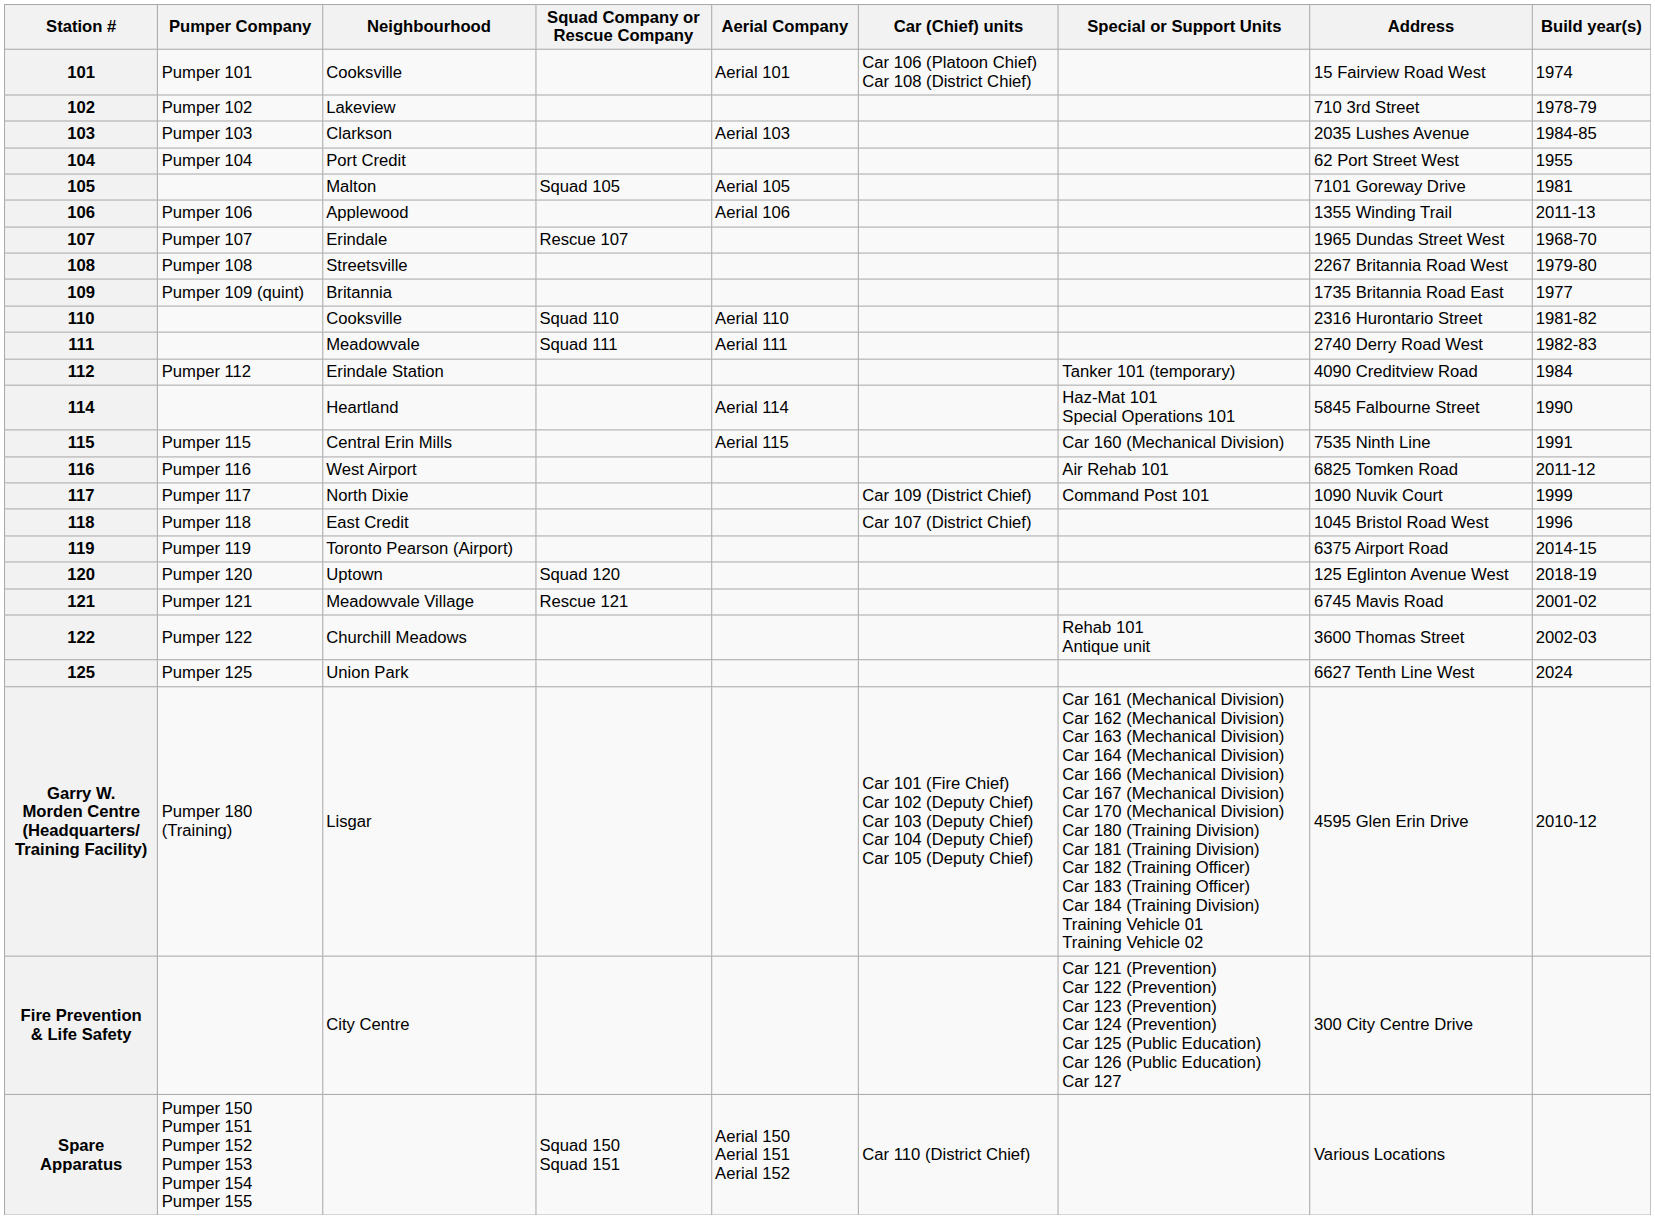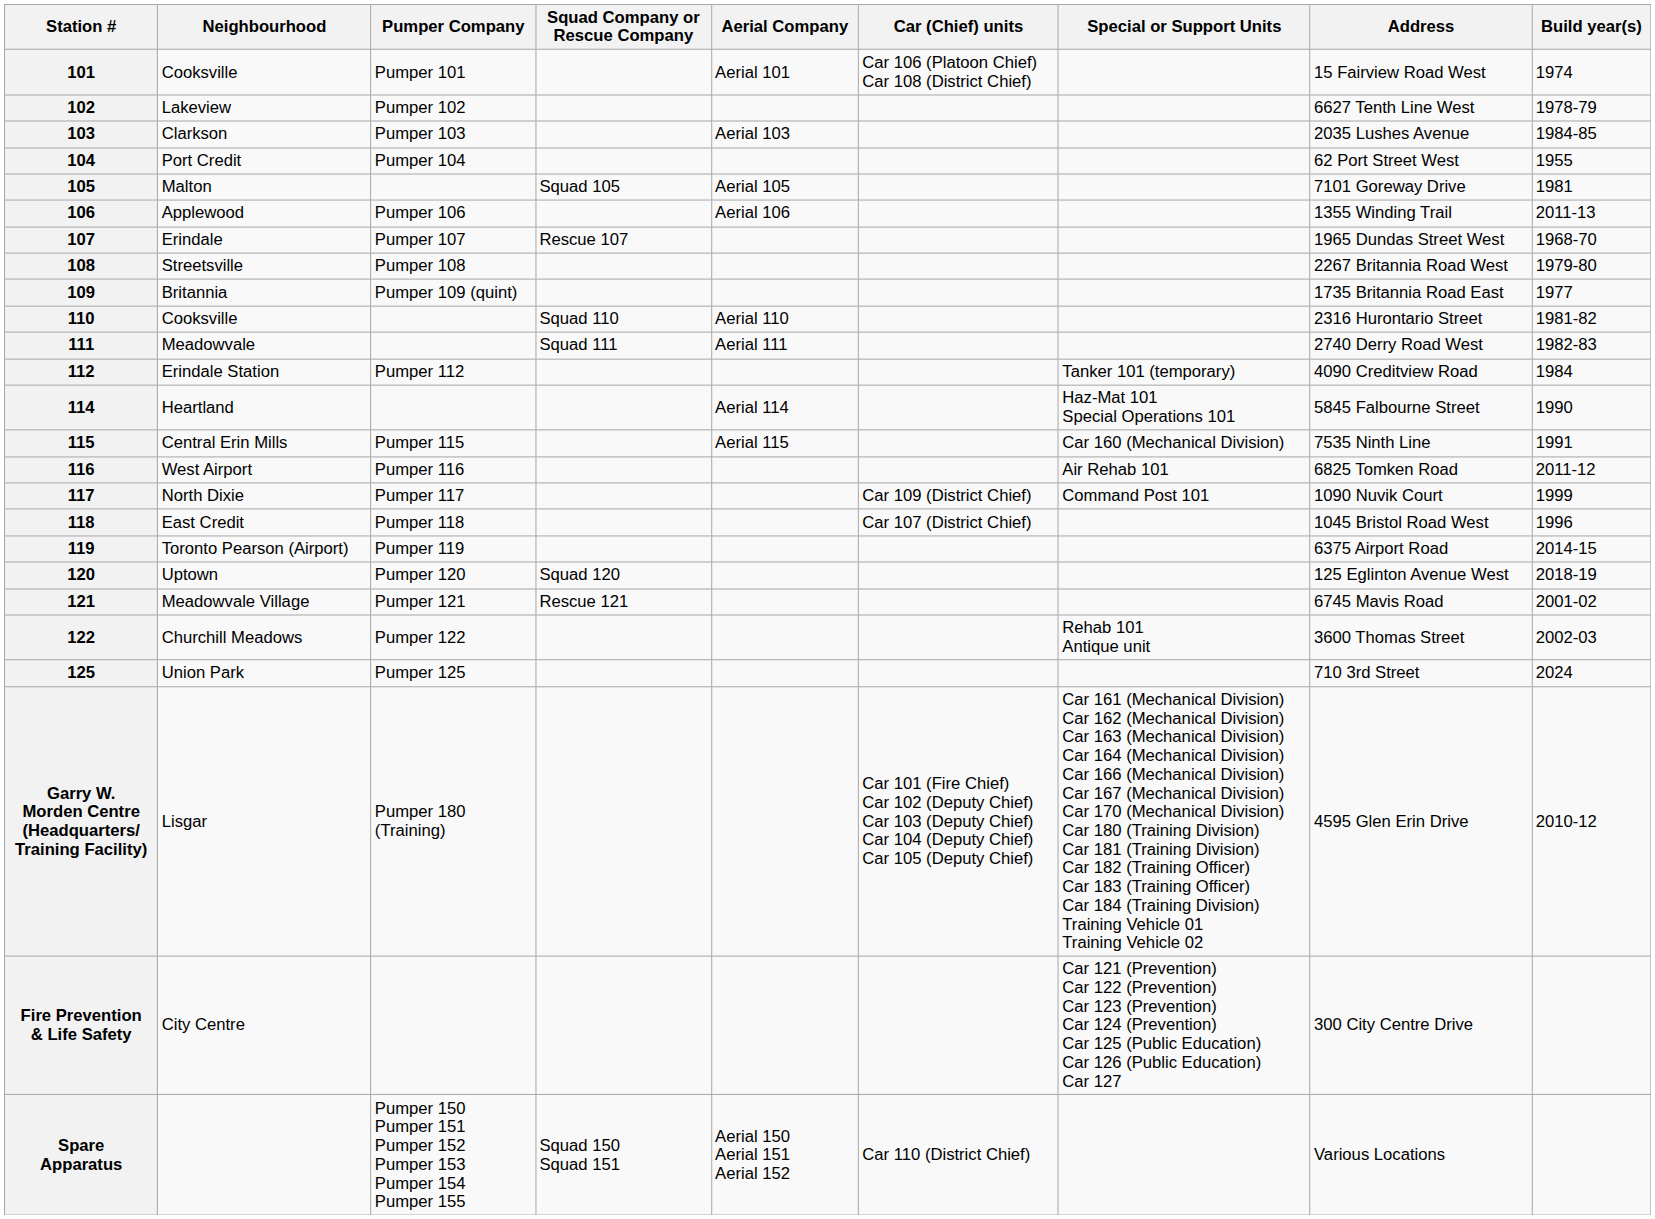columns swapped: (429, 27) <-> (240, 27)
(1367, 107) 710 3rd Street -> (1394, 107) 6627 Tenth Line West
(1394, 673) 6627 Tenth Line West -> (1367, 673) 710 3rd Street
